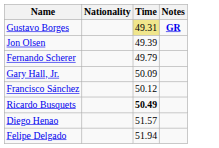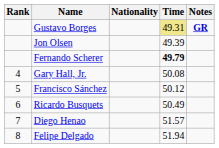+ column: (18, 12)
(146, 58) normal -> (173, 58) bold
(146, 74) 50.09 -> (173, 74) 50.08
(146, 105) bold -> (173, 105) normal
